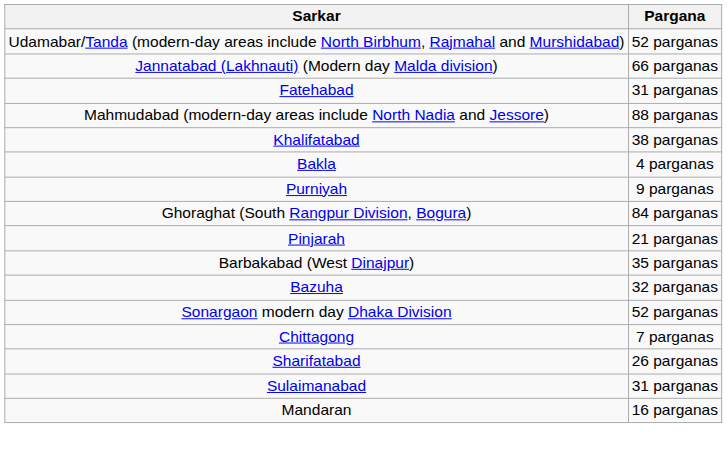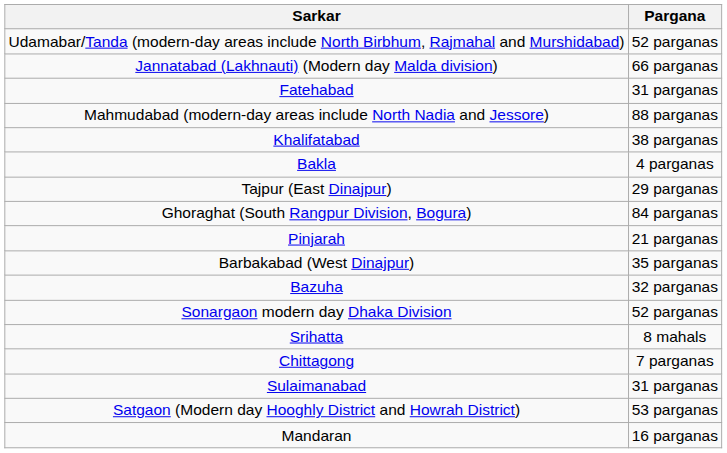- row: (317, 189)
+ row: (317, 189)
+ row: (317, 336)
- row: (317, 361)
+ row: (317, 410)
